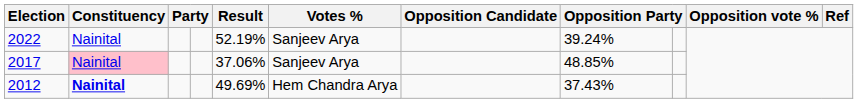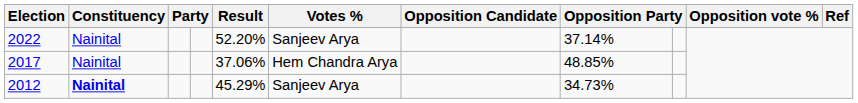(240, 39) 52.19% -> (240, 39) 52.20%
(589, 39) 39.24% -> (589, 39) 37.14%
(96, 62) pink background -> (96, 62) no background
(316, 62) Sanjeev Arya -> (335, 62) Hem Chandra Arya
(240, 86) 49.69% -> (240, 86) 45.29%
(335, 86) Hem Chandra Arya -> (316, 86) Sanjeev Arya
(589, 86) 37.43% -> (589, 86) 34.73%
